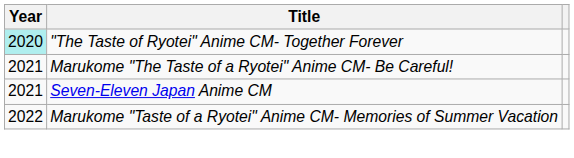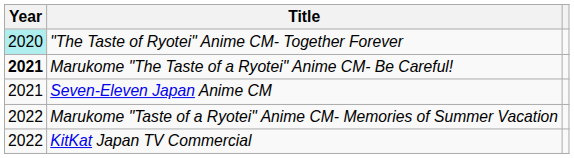(26, 66) normal -> (26, 66) bold
+ row: (151, 141)
